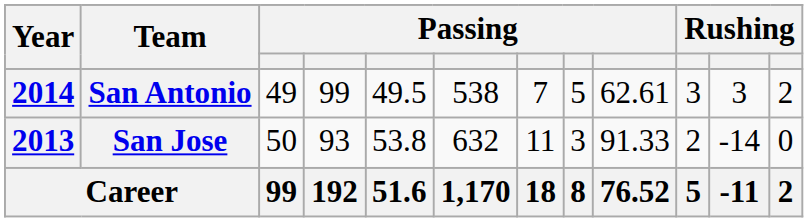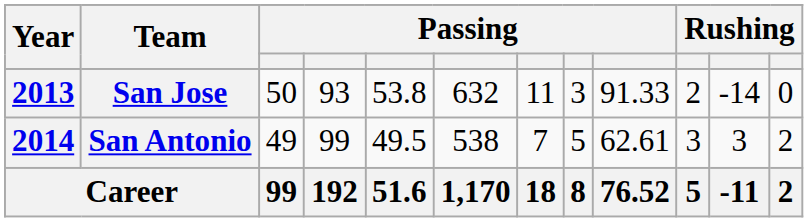rows swapped: (170, 141) <-> (170, 92)
